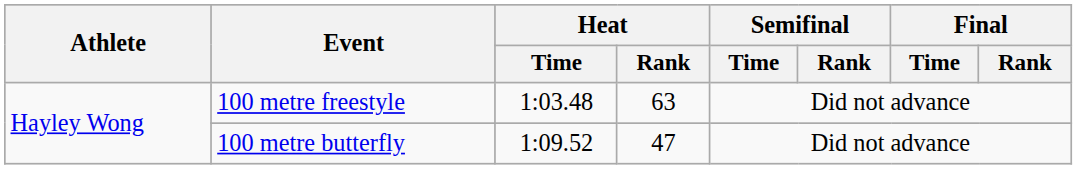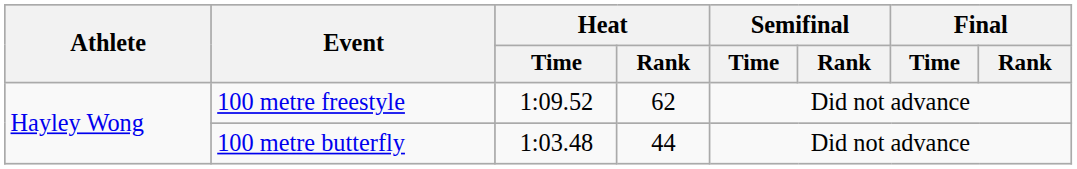(556, 103) 1:03.48 -> (556, 103) 1:09.52
(663, 103) 63 -> (663, 103) 62
(556, 143) 1:09.52 -> (556, 143) 1:03.48
(663, 143) 47 -> (663, 143) 44
